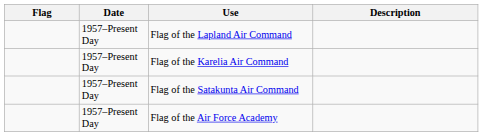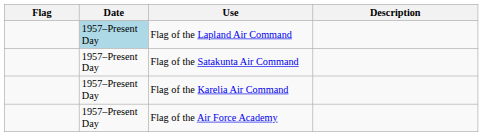(110, 34) no background -> (110, 34) lightblue background
rows swapped: (219, 62) <-> (225, 90)
